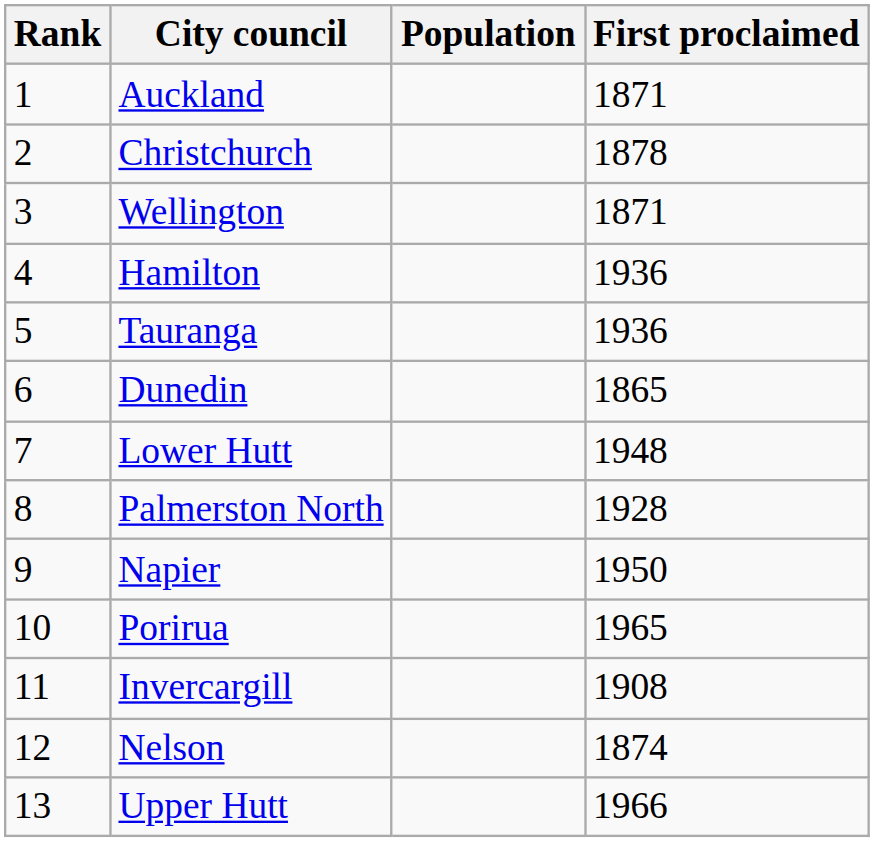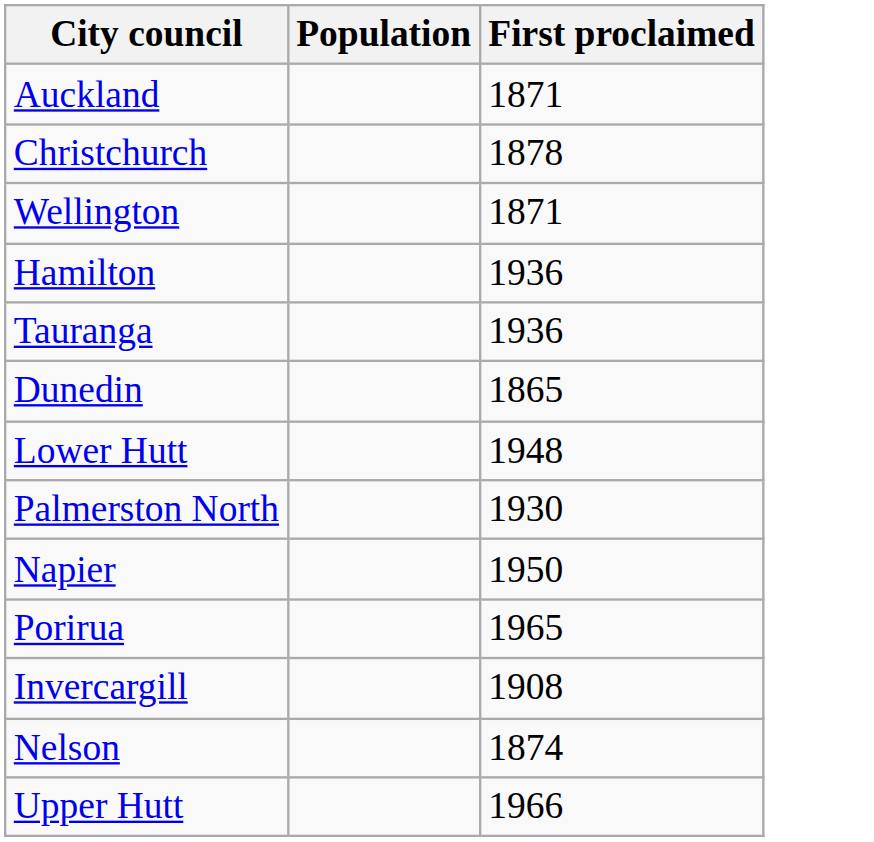- column: (58, 34)
(630, 509) 1928 -> (526, 509) 1930
